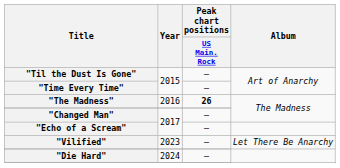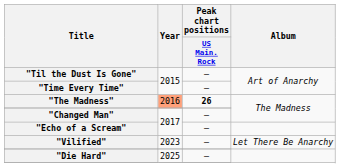(170, 101) no background -> (170, 101) lightsalmon background
(170, 156) 2024 -> (170, 156) 2025
